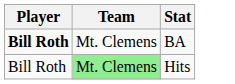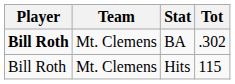+ column: (212, 16)
(116, 66) lightgreen background -> (116, 66) no background
